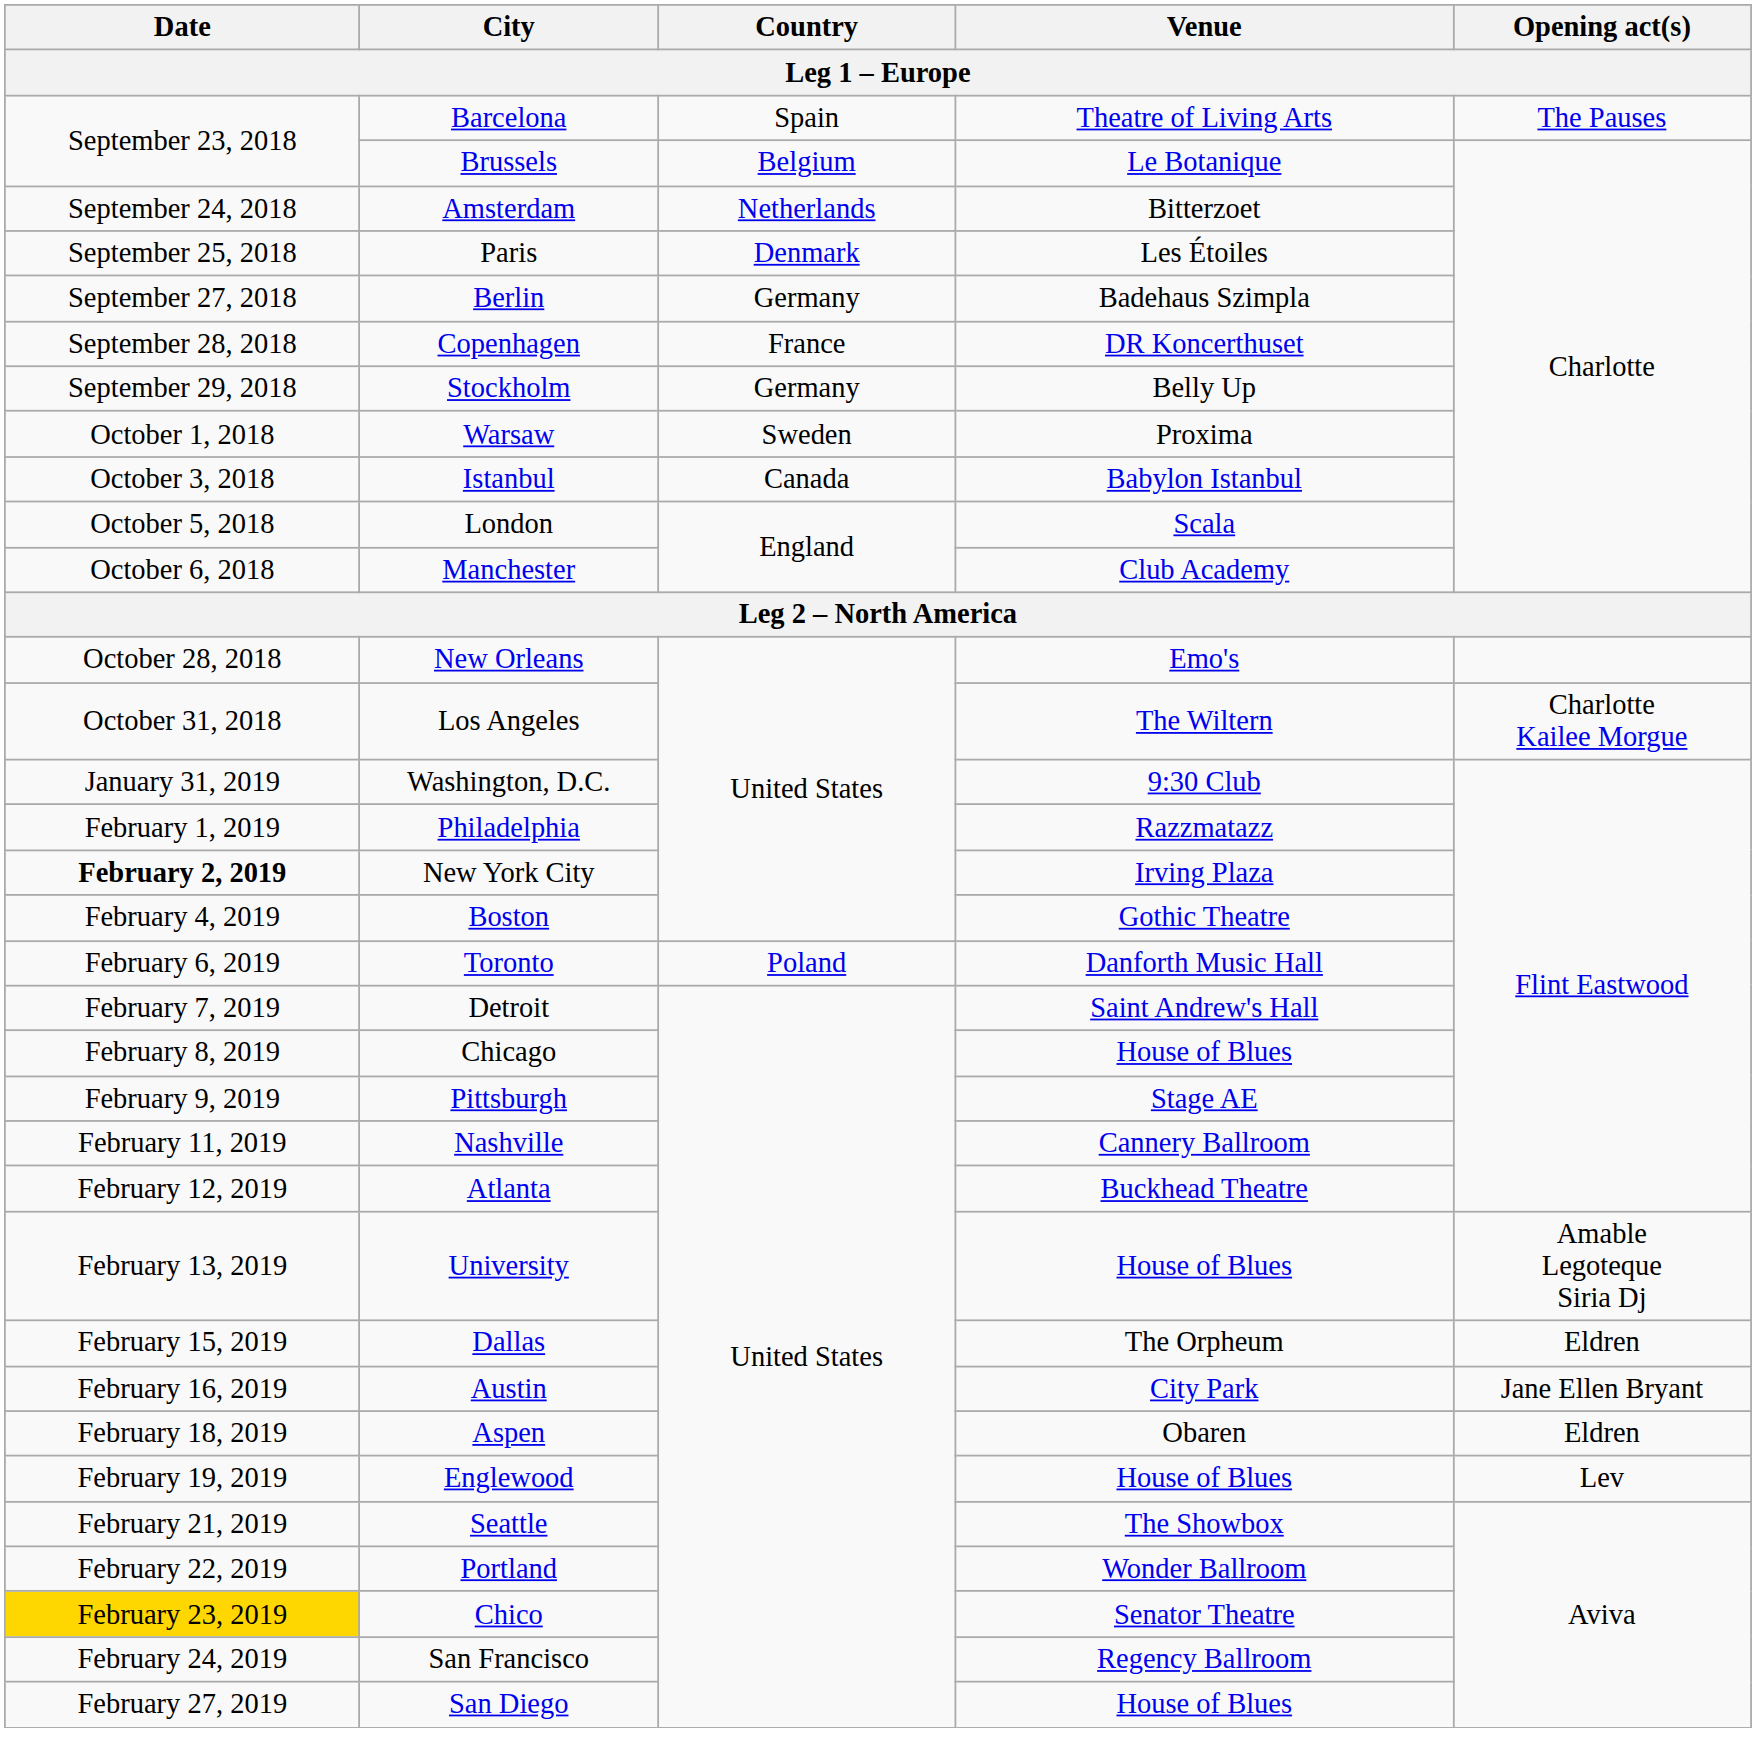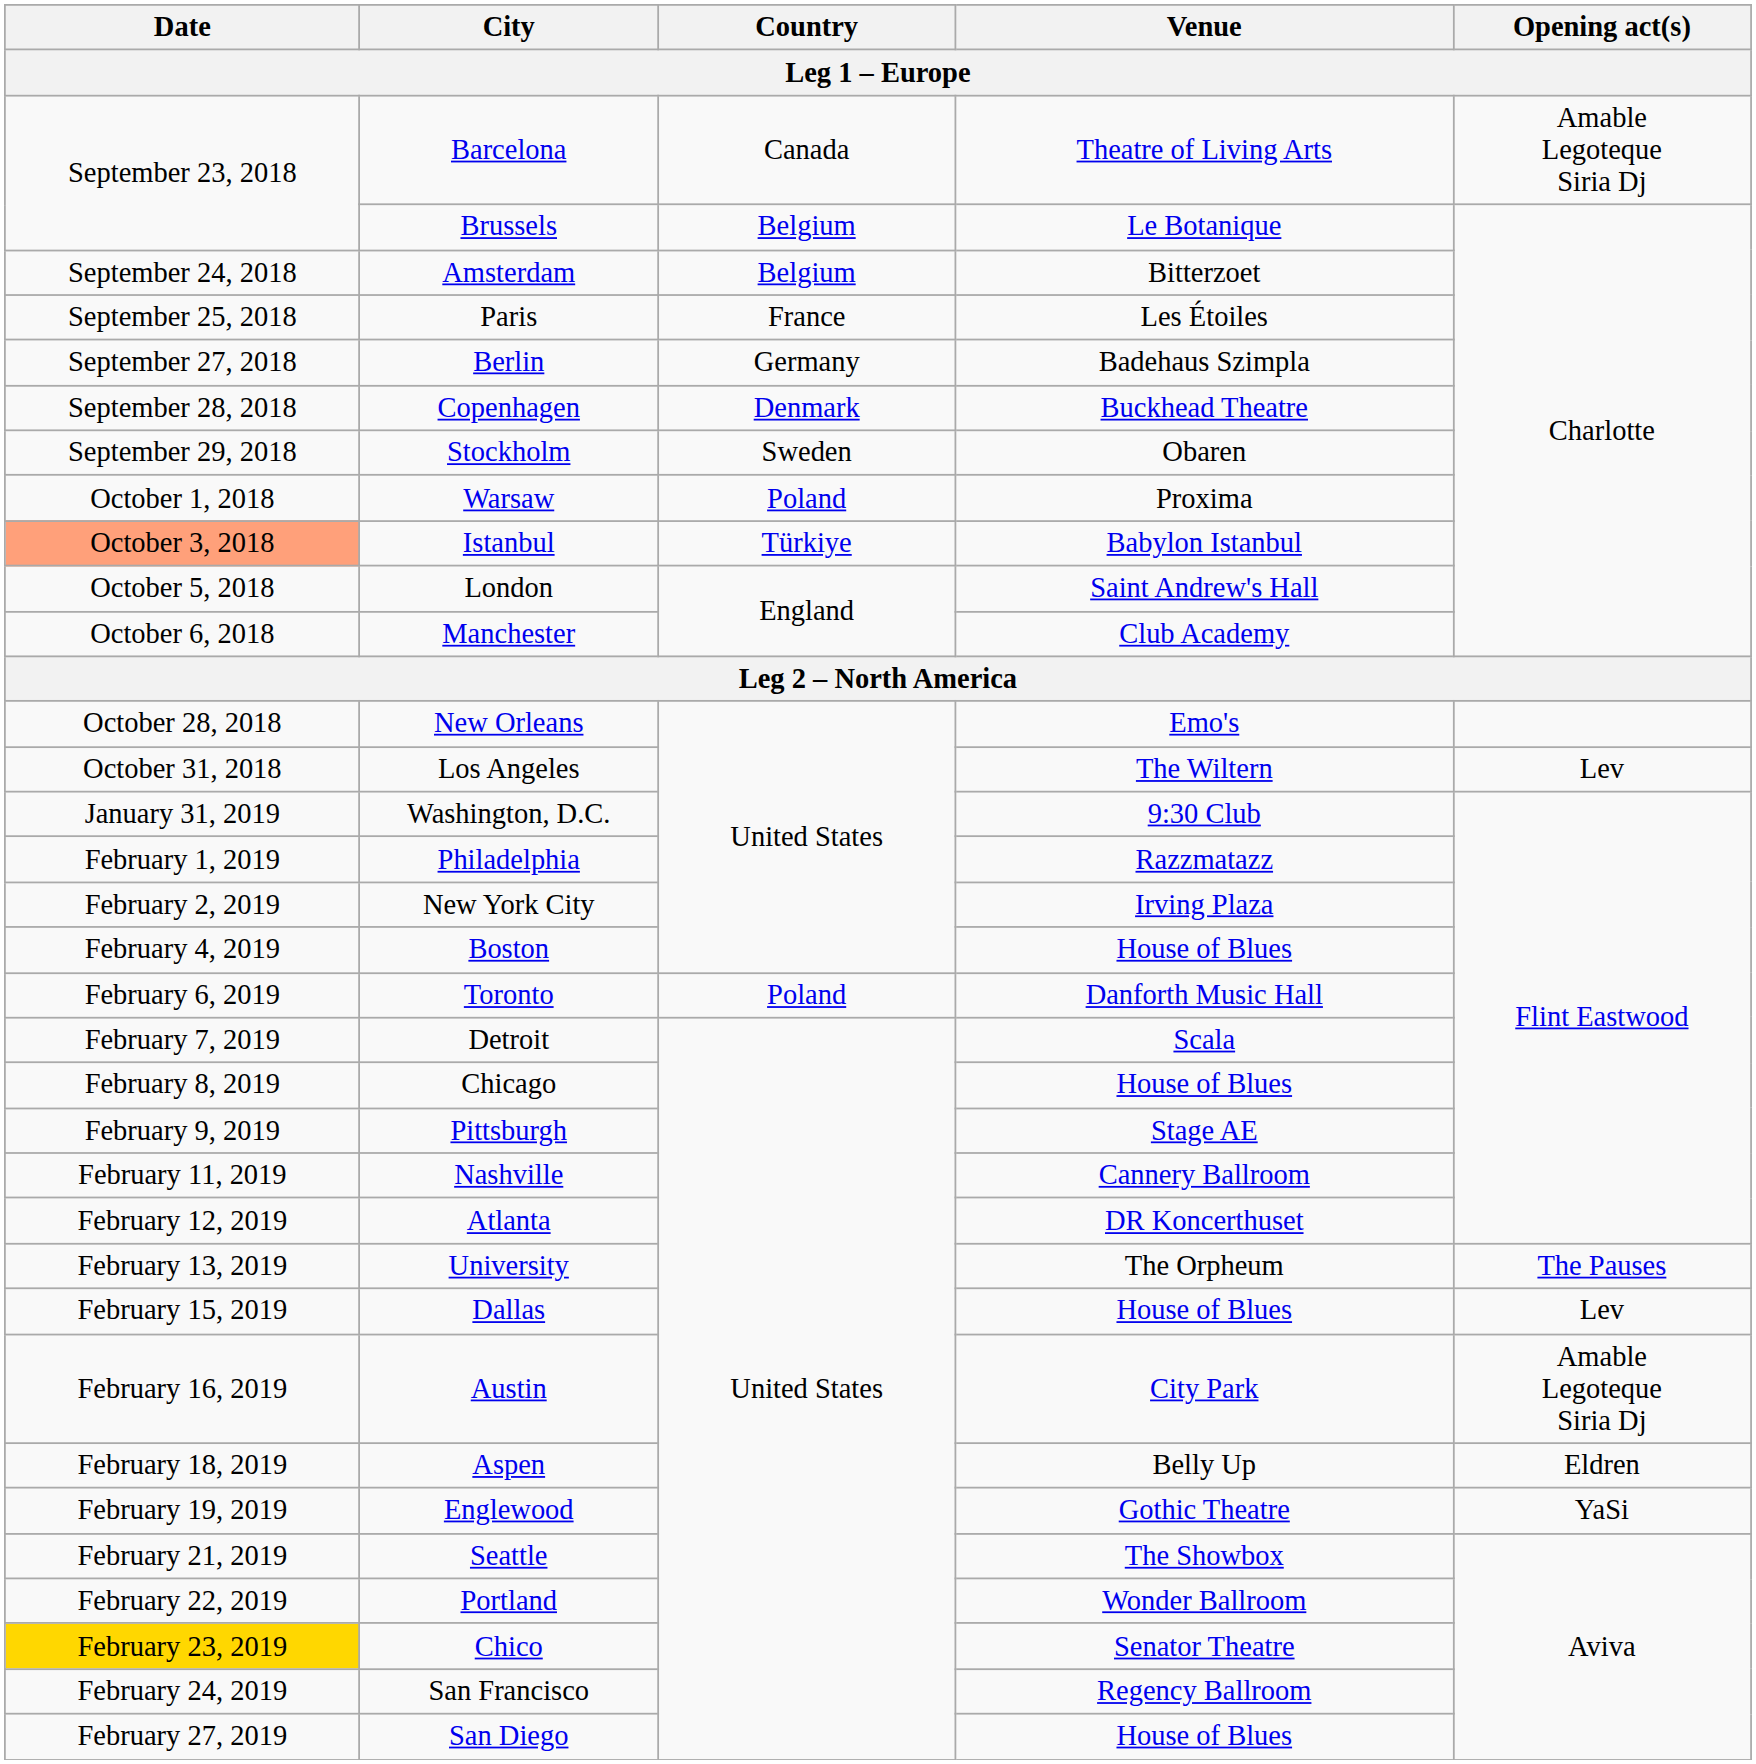(807, 117) Spain -> (807, 149) Canada
(1602, 117) The Pauses -> (1602, 149) Amable Legoteque Siria Dj
(807, 207) Netherlands -> (807, 271) Belgium
(807, 252) Denmark -> (807, 317) France
(807, 343) France -> (807, 407) Denmark
(1204, 343) DR Koncerthuset -> (1204, 407) Buckhead Theatre
(807, 388) Germany -> (807, 452) Sweden
(1204, 388) Belly Up -> (1204, 452) Obaren
(807, 433) Sweden -> (807, 497) Poland
(182, 478) no background -> (182, 542) lightsalmon background
(807, 478) Canada -> (807, 542) Türkiye
(1204, 523) Scala -> (1204, 588) Saint Andrew's Hall
(1602, 720) Charlotte Kailee Morgue -> (1602, 768) Lev
(182, 872) bold -> (182, 904) normal
(1204, 917) Gothic Theatre -> (1204, 949) House of Blues
(1204, 1007) Saint Andrew's Hall -> (1204, 1039) Scala
(1204, 1188) Buckhead Theatre -> (1204, 1220) DR Koncerthuset
(1204, 1265) House of Blues -> (1204, 1265) The Orpheum
(1602, 1265) Amable Legoteque Siria Dj -> (1602, 1265) The Pauses
(1204, 1342) The Orpheum -> (1204, 1310) House of Blues
(1602, 1342) Eldren -> (1602, 1310) Lev
(1602, 1387) Jane Ellen Bryant -> (1602, 1387) Amable Legoteque Siria Dj
(1204, 1433) Obaren -> (1204, 1465) Belly Up
(1204, 1478) House of Blues -> (1204, 1510) Gothic Theatre
(1602, 1478) Lev -> (1602, 1510) YaSi
